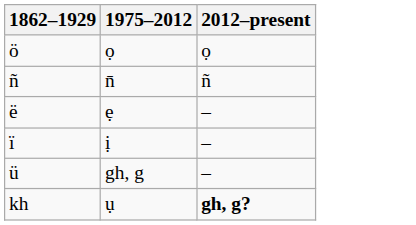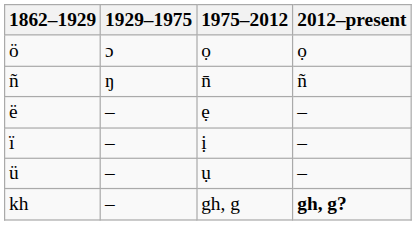+ column: (149, 19)
(124, 173) gh, g -> (206, 173) ụ
(110, 204) ụ -> (221, 204) gh, g
